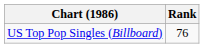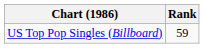(182, 33) 76 -> (182, 33) 59
